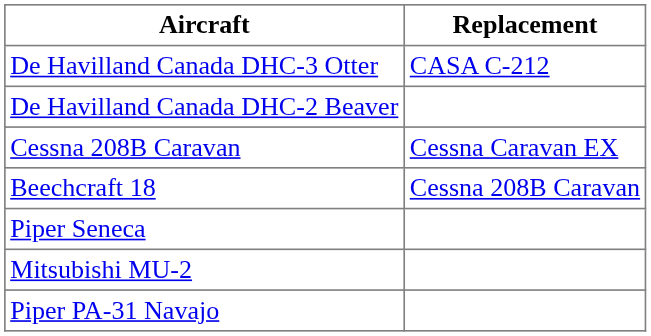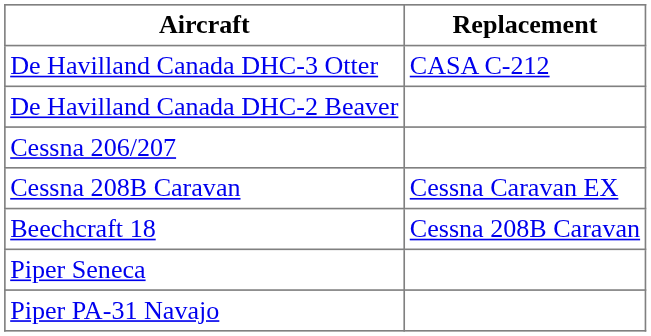+ row: (93, 147)
- row: (101, 269)
